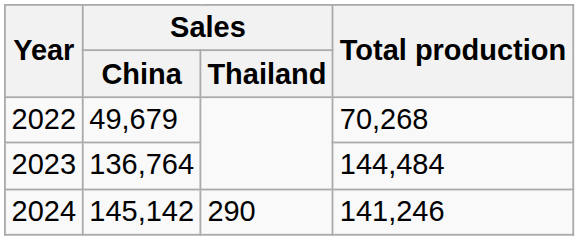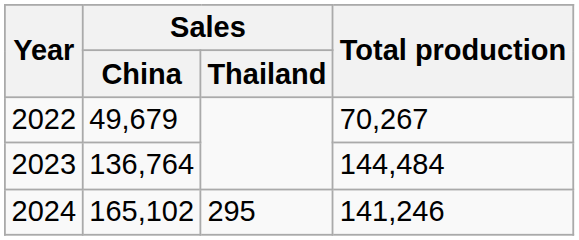(384, 119) 70,268 -> (384, 119) 70,267
(142, 211) 145,142 -> (142, 211) 165,102
(232, 211) 290 -> (232, 211) 295
